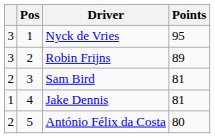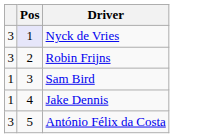- column: (189, 14)
(30, 36) no background -> (30, 36) lavender background
(11, 78) 2 -> (11, 78) 1
(11, 121) 2 -> (11, 121) 3
